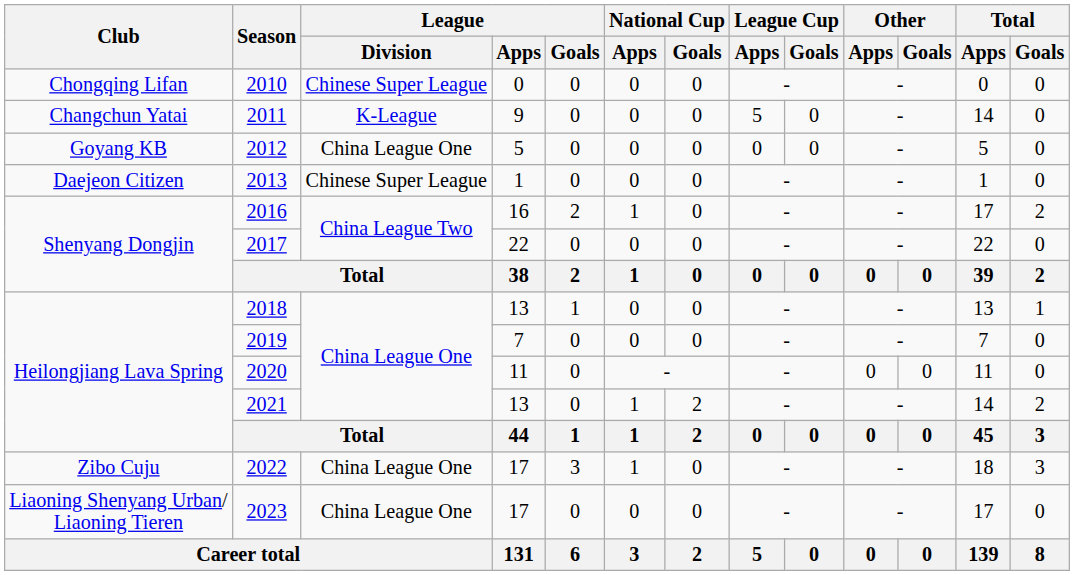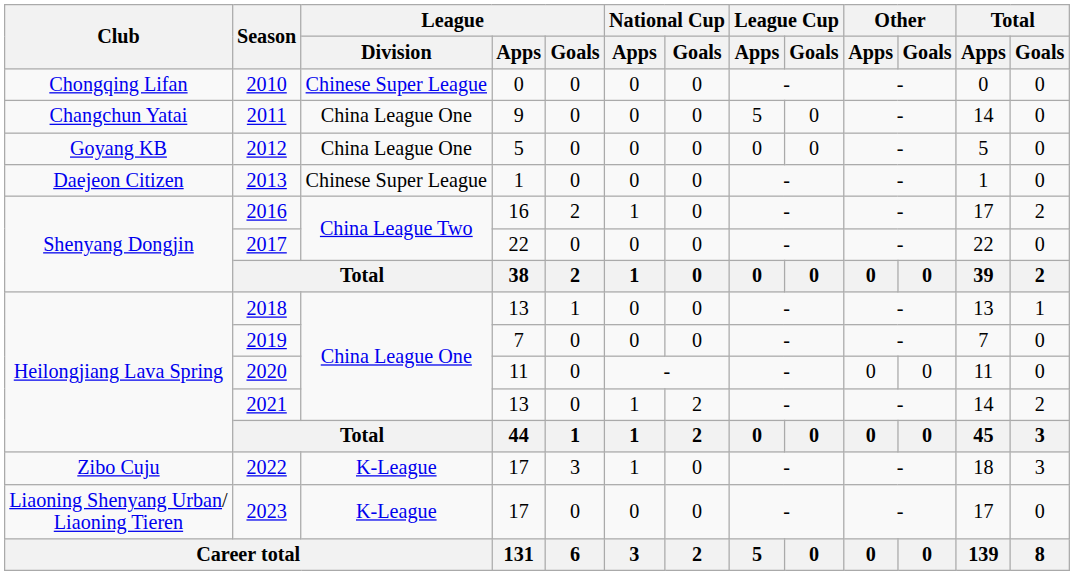(396, 116) K-League -> (396, 116) China League One
(396, 468) China League One -> (396, 468) K-League
(396, 511) China League One -> (396, 511) K-League
